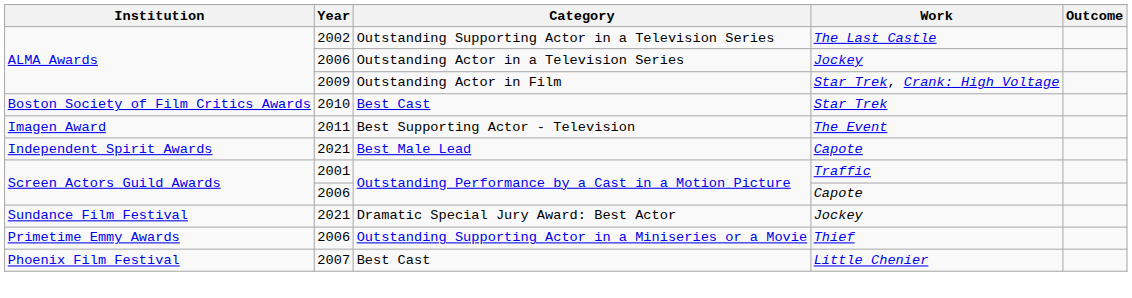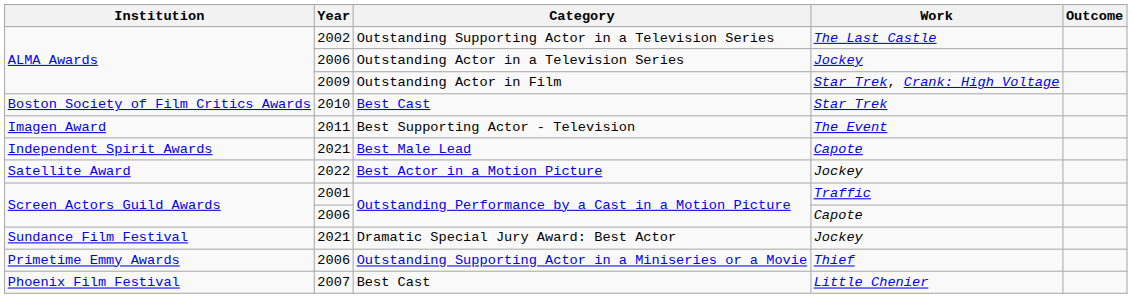+ row: (334, 171)
